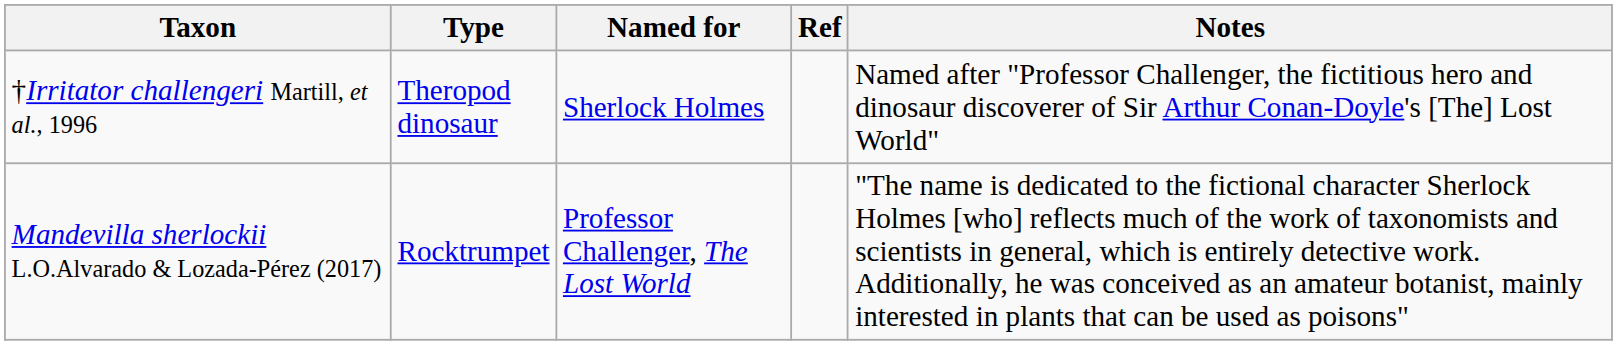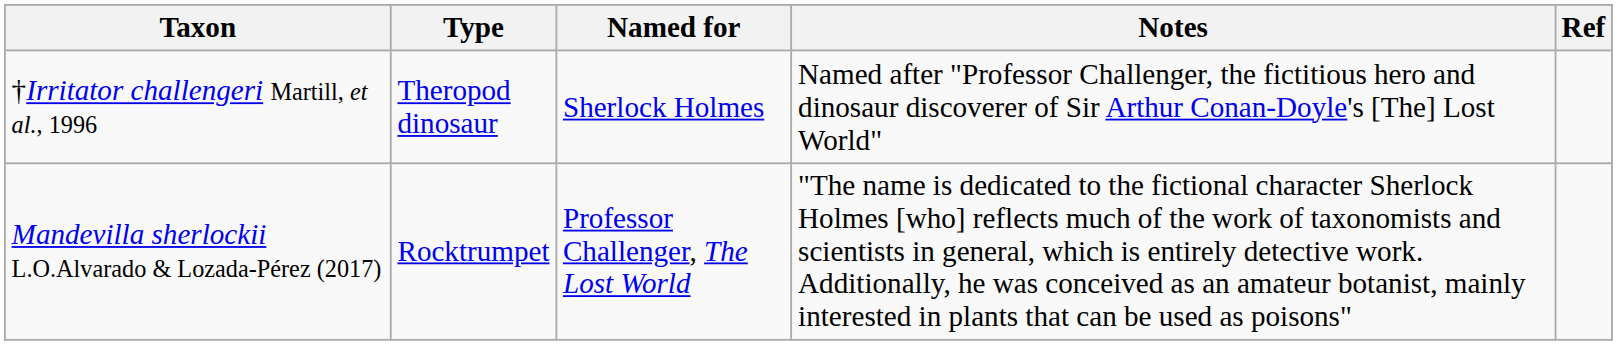columns swapped: (1230, 27) <-> (820, 27)
